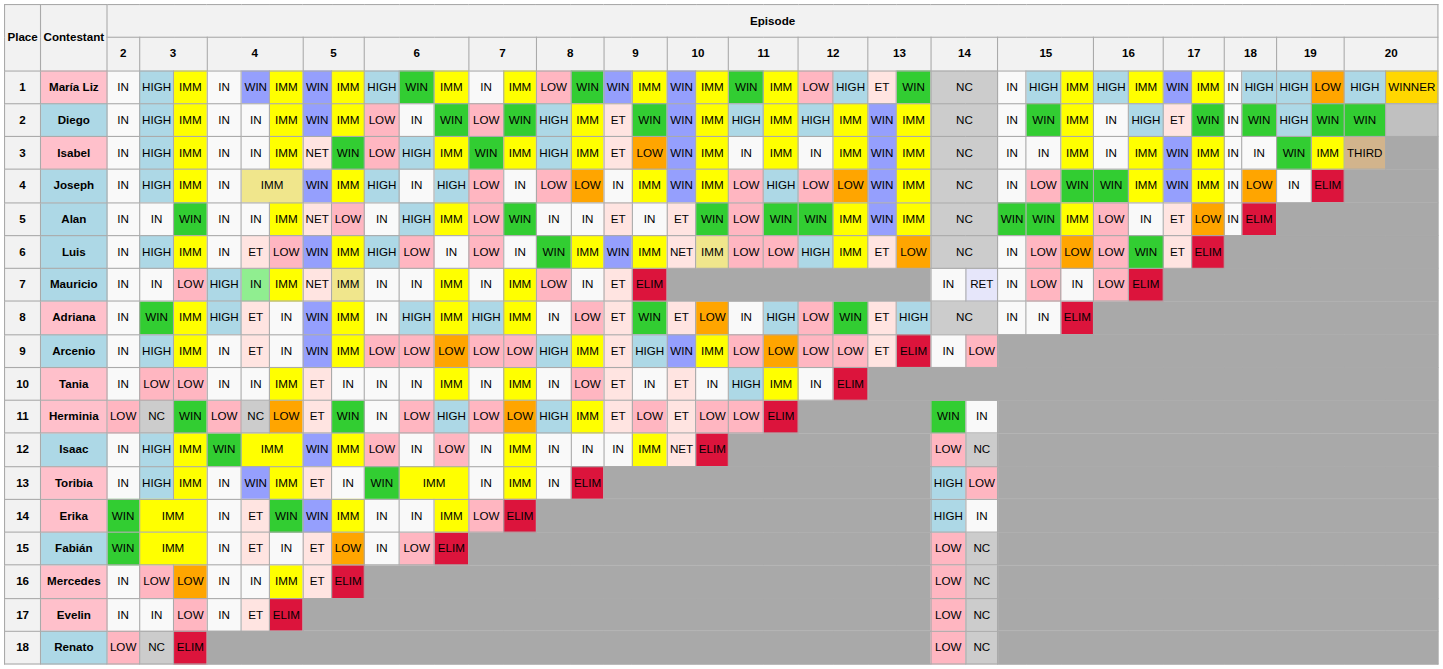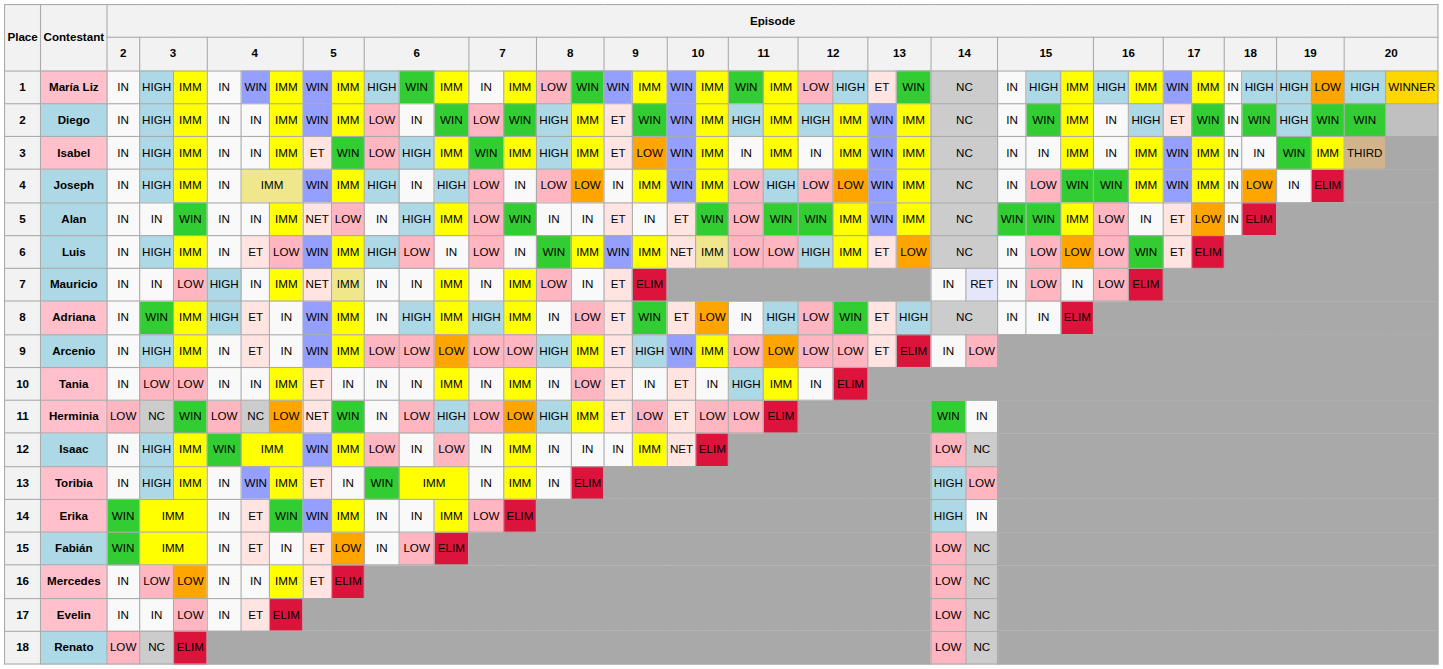(317, 152) NET -> (317, 152) ET
(256, 284) lightgreen background -> (256, 284) no background
(317, 416) ET -> (317, 416) NET
